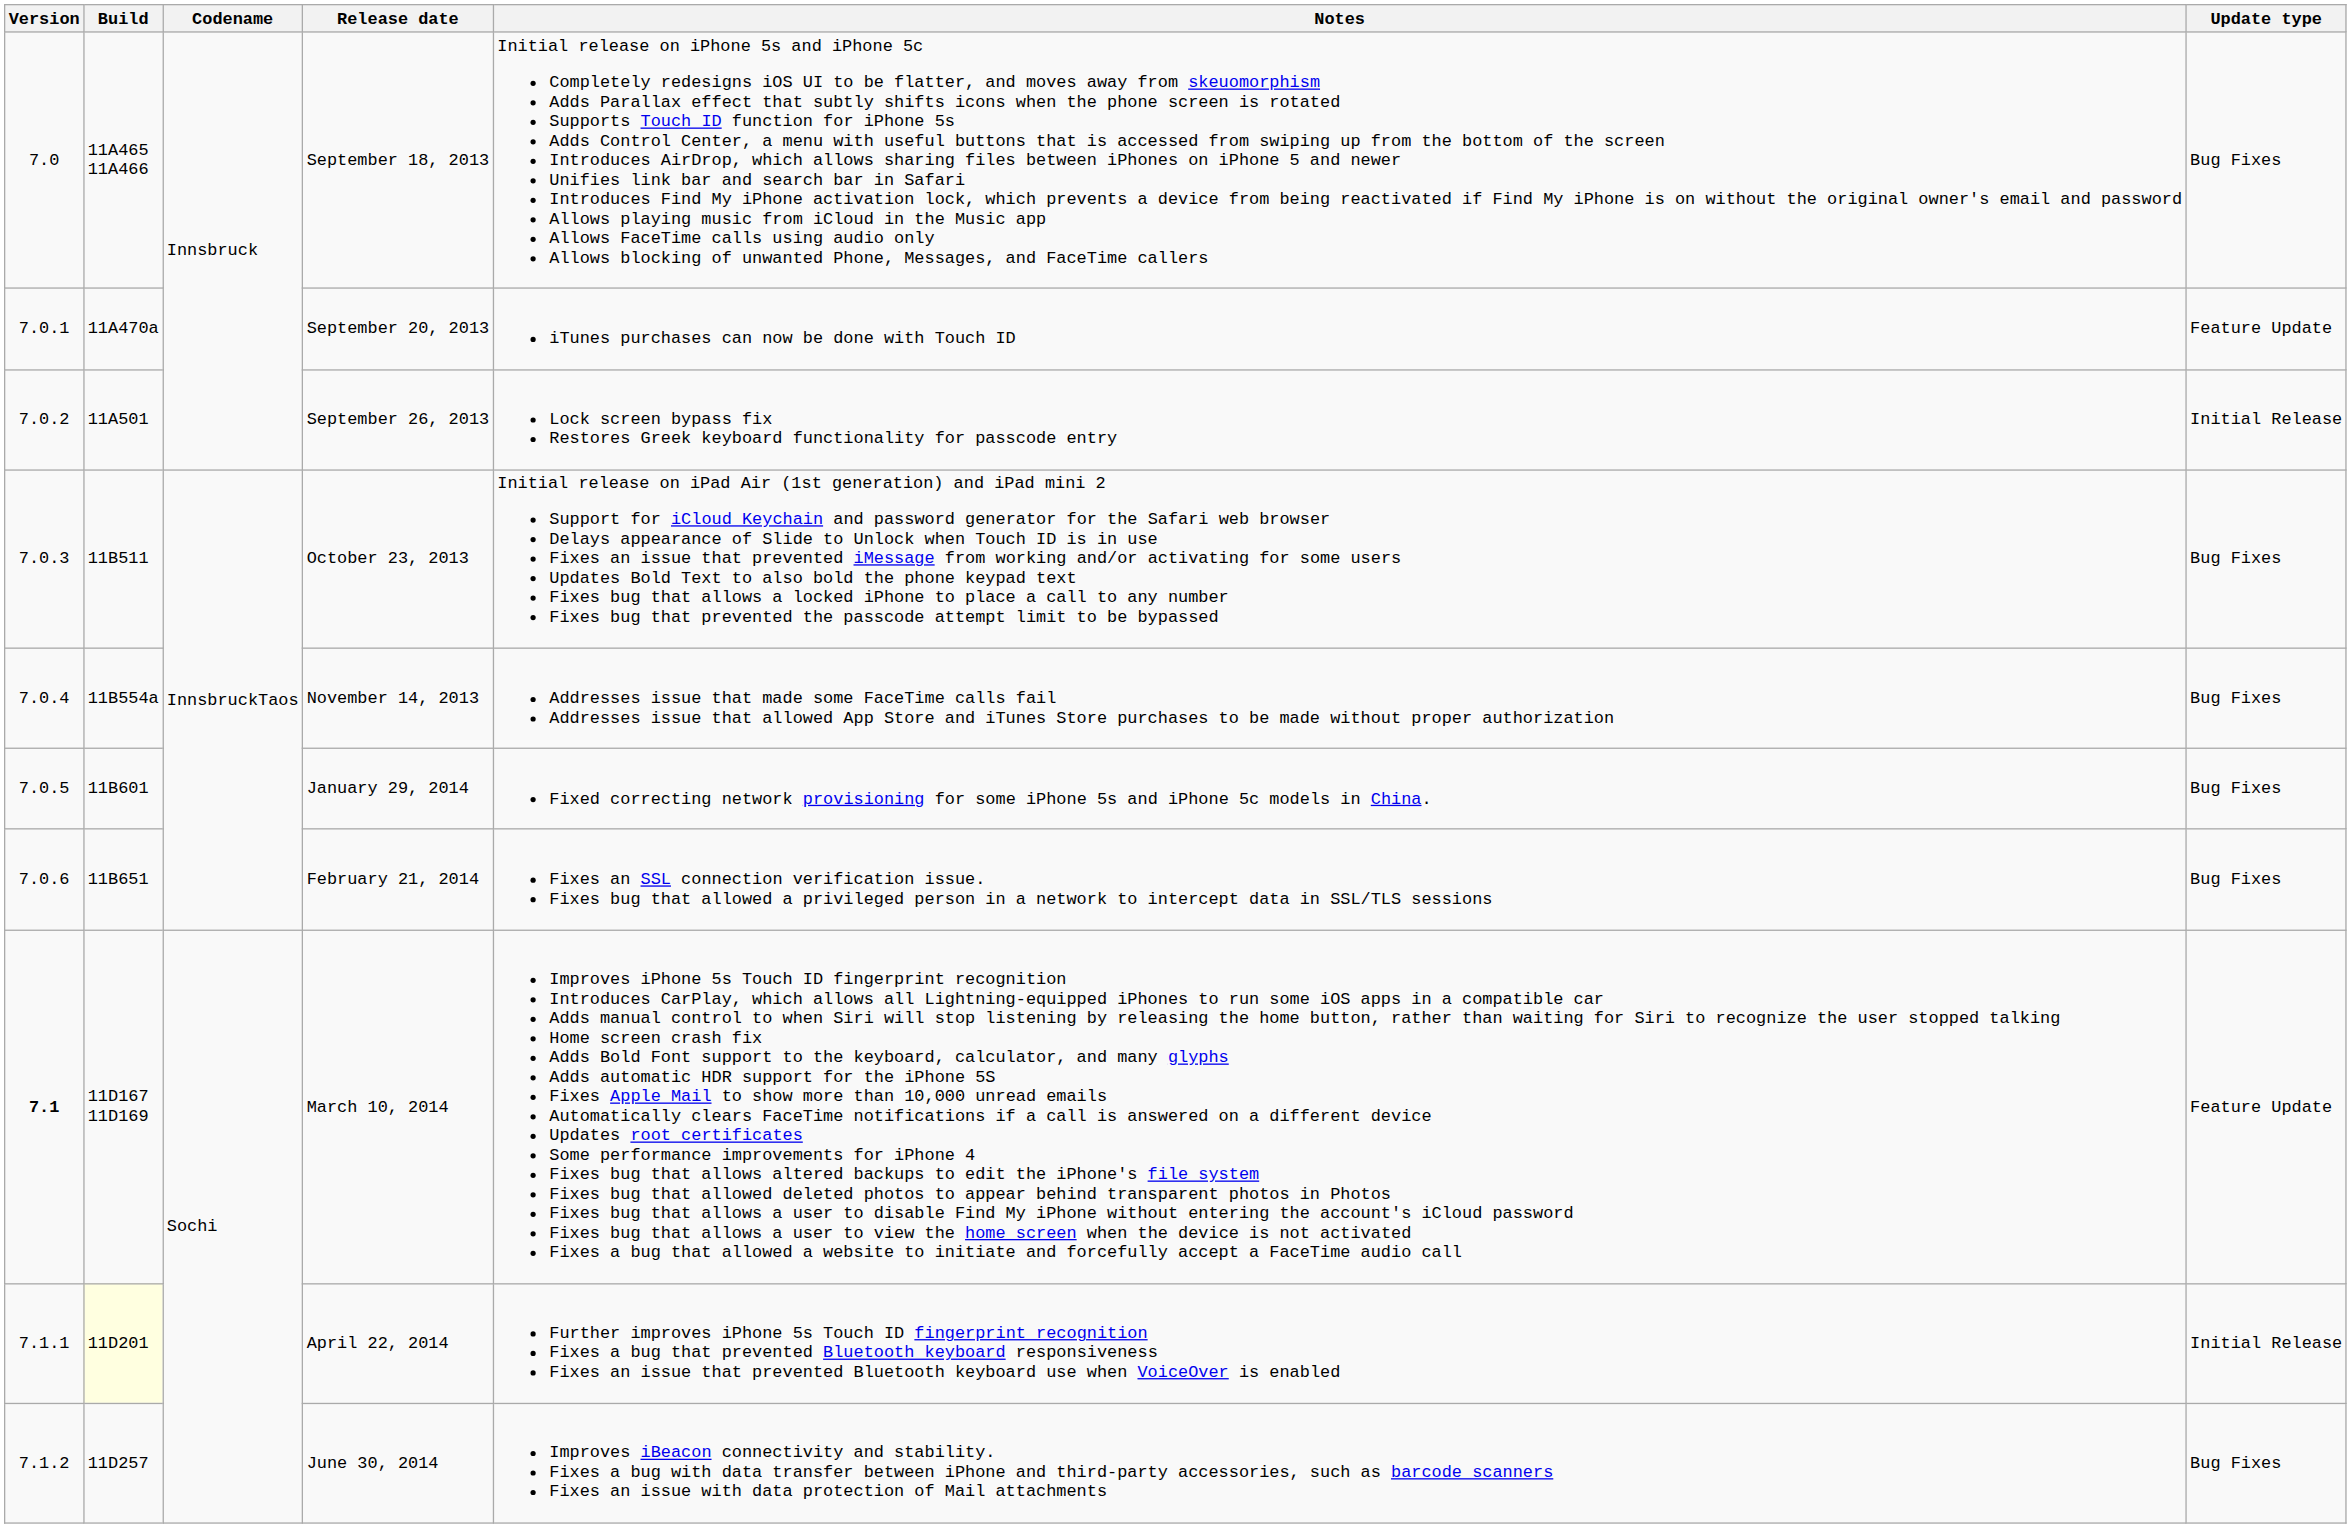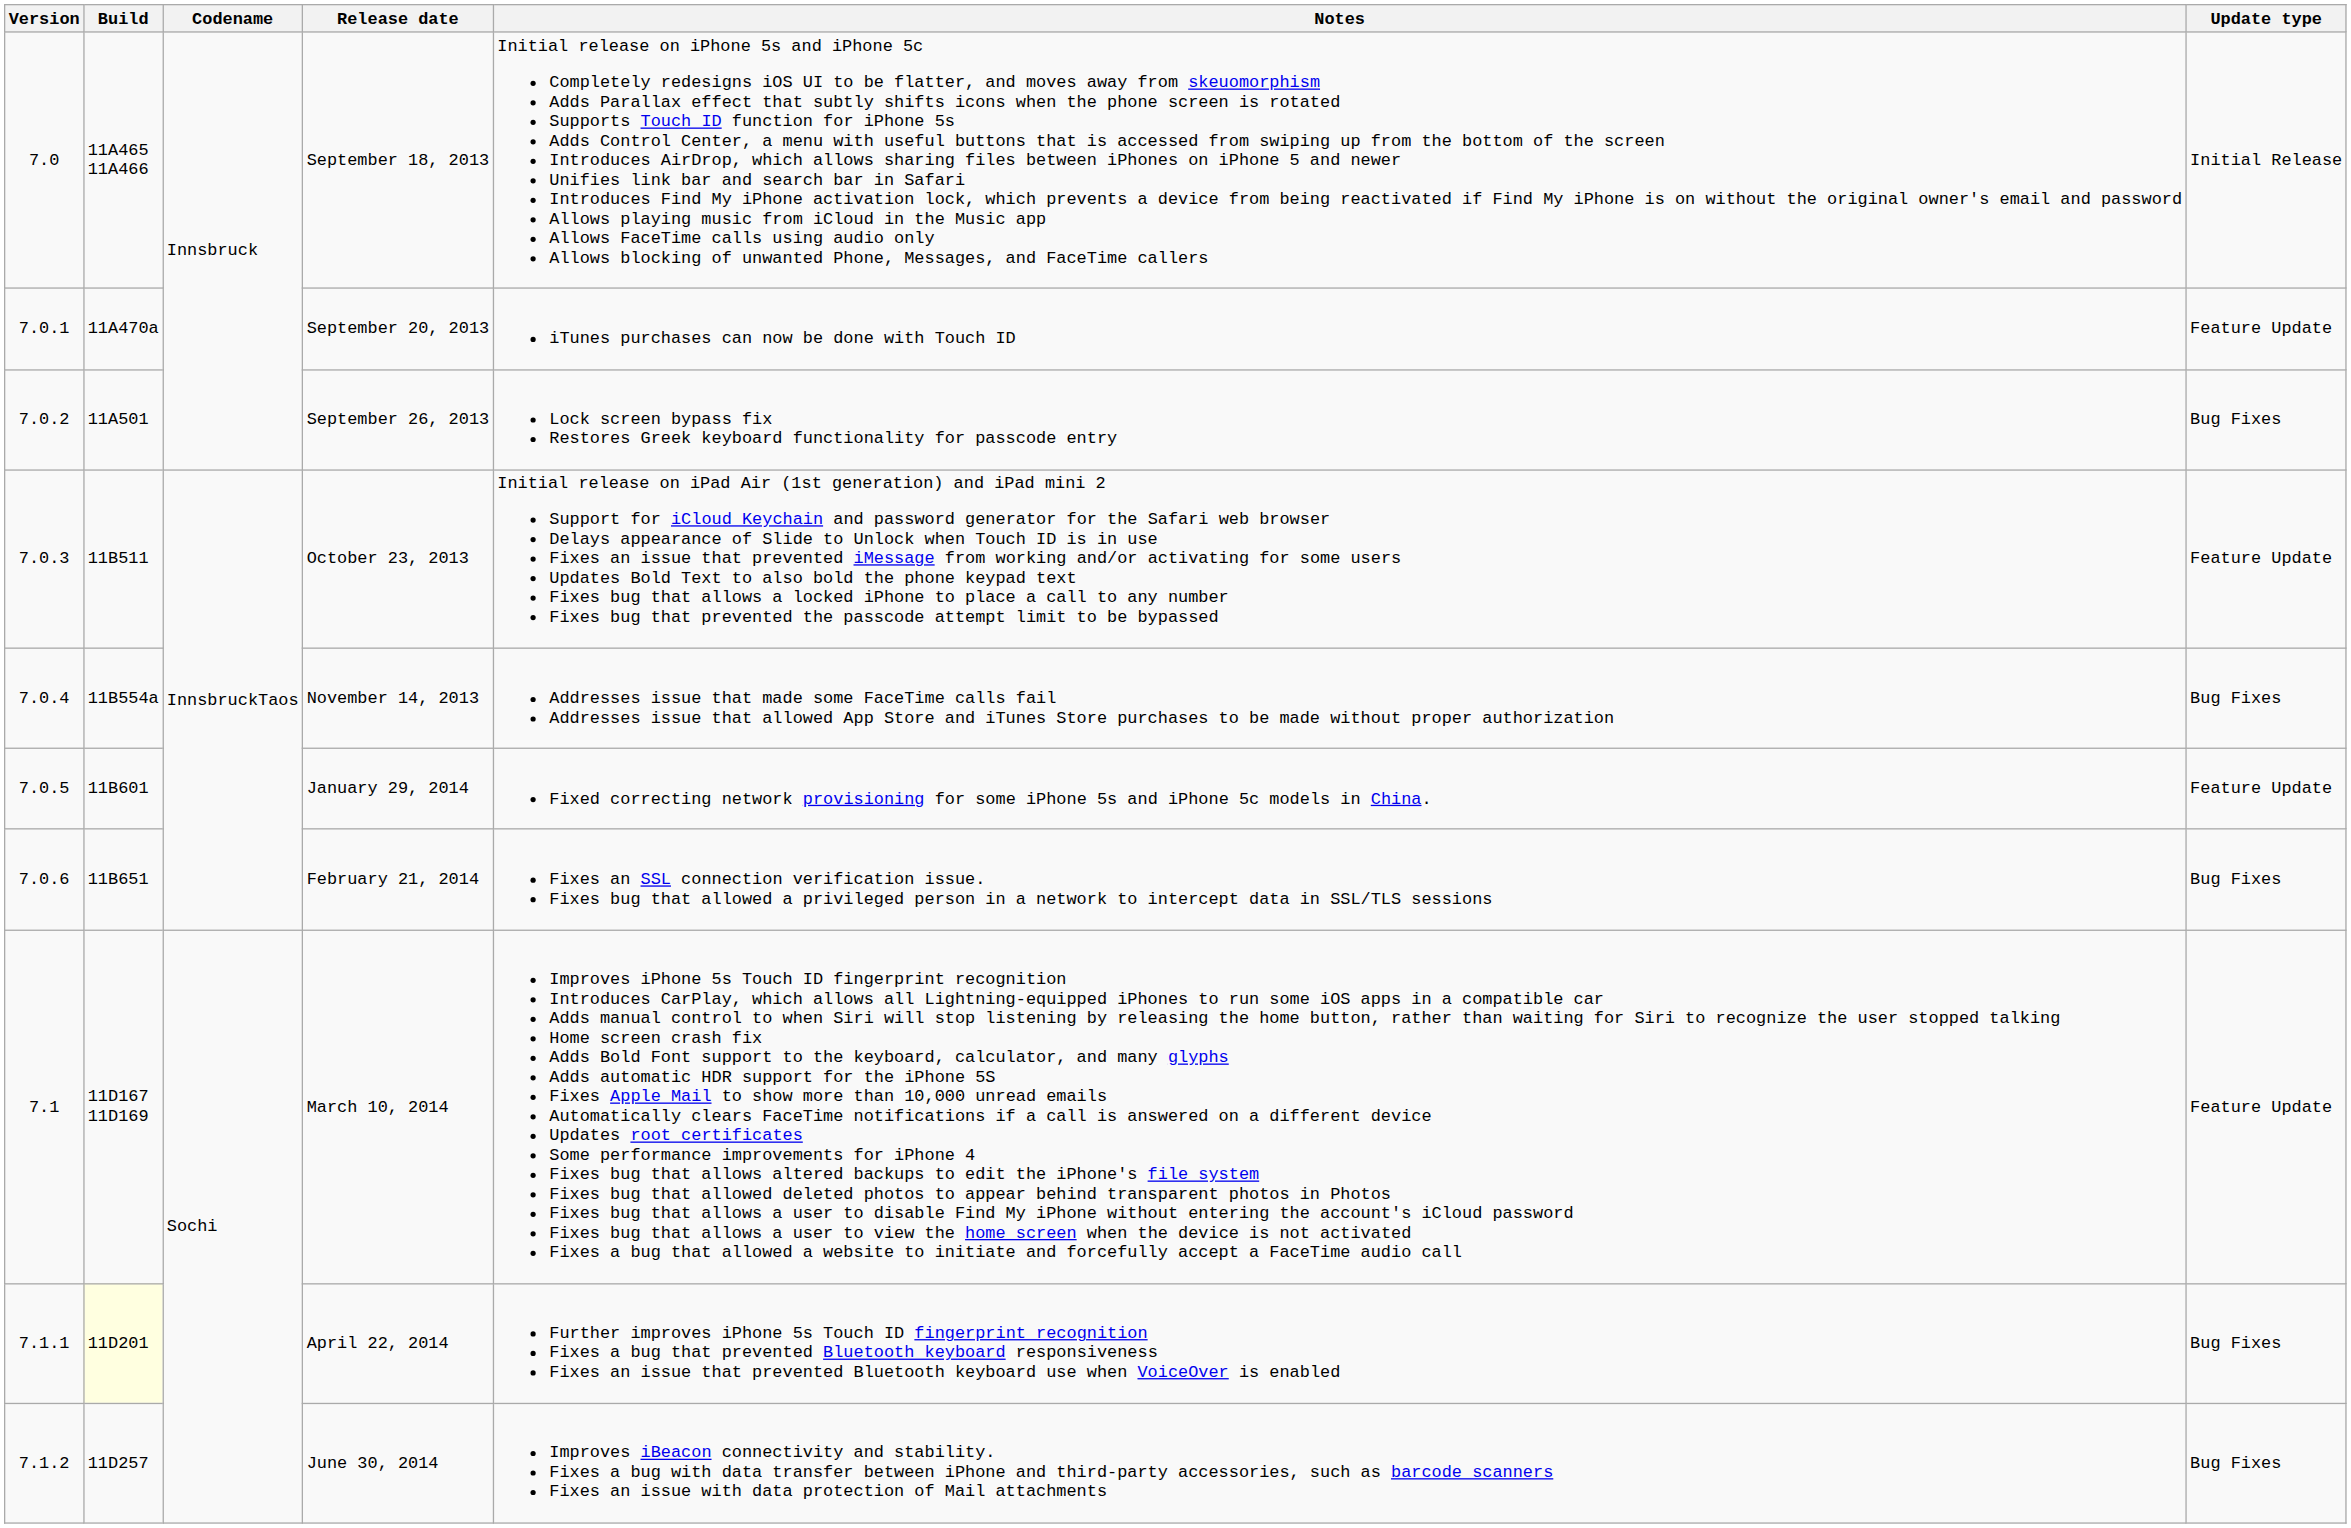(2236, 160) Bug Fixes -> (2266, 160) Initial Release
(2266, 420) Initial Release -> (2236, 420) Bug Fixes
(2236, 559) Bug Fixes -> (2261, 559) Feature Update
(2236, 789) Bug Fixes -> (2261, 789) Feature Update
(44, 1107) bold -> (44, 1107) normal
(2266, 1343) Initial Release -> (2236, 1343) Bug Fixes
